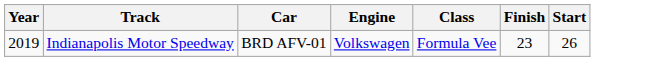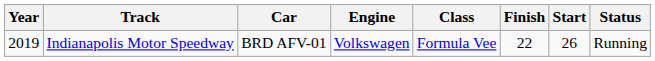+ column: (620, 17)
(524, 43) 23 -> (524, 43) 22
